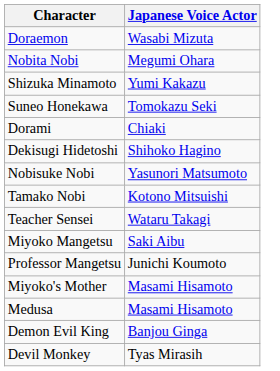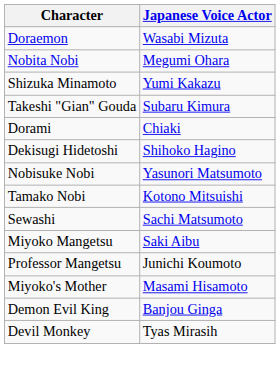+ row: (72, 106)
- row: (58, 106)
+ row: (31, 219)
- row: (51, 219)
- row: (30, 309)
